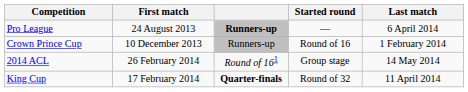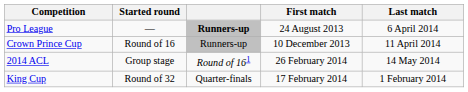columns swapped: (325, 12) <-> (163, 12)
(413, 44) 1 February 2014 -> (413, 44) 11 April 2014
(251, 79) bold -> (224, 79) normal
(413, 79) 11 April 2014 -> (413, 79) 1 February 2014
